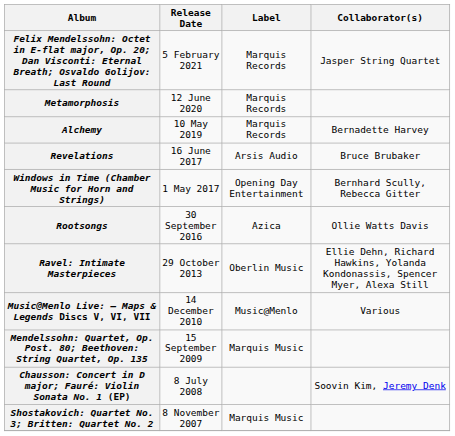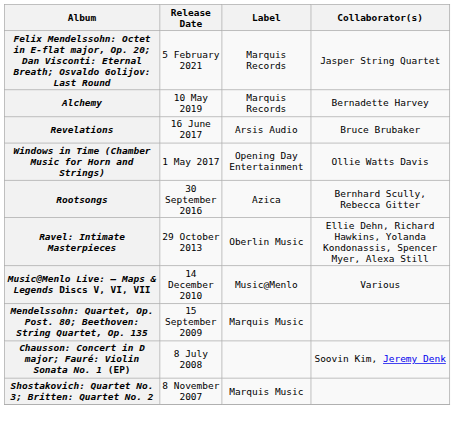- row: (82, 103)
(380, 188) Bernhard Scully, Rebecca Gitter -> (380, 162) Ollie Watts Davis
(380, 225) Ollie Watts Davis -> (380, 199) Bernhard Scully, Rebecca Gitter
